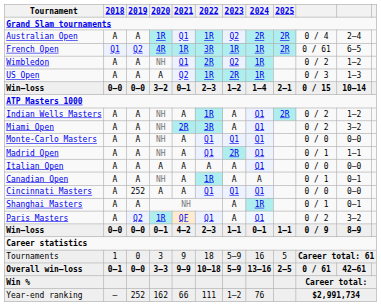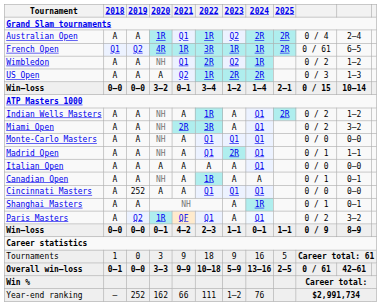(259, 75) 1R -> (259, 75) 2R
(209, 88) 2–3 -> (209, 88) 3–4
(234, 256) 5–9 -> (234, 256) 9
